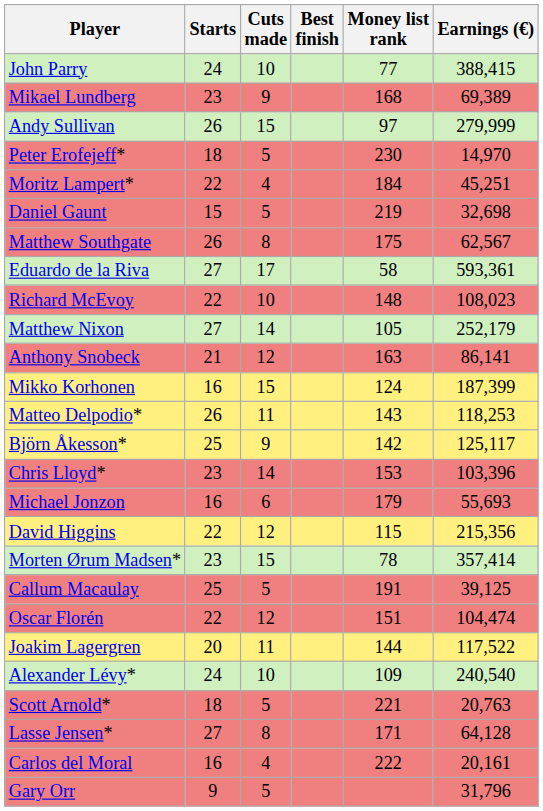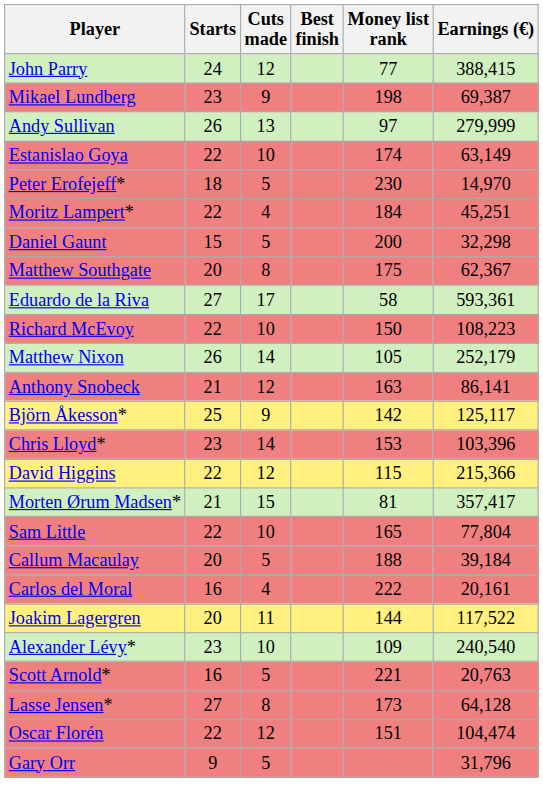(266, 68) 10 -> (266, 68) 12
(388, 97) 168 -> (388, 97) 198
(486, 97) 69,389 -> (486, 97) 69,387
(266, 126) 15 -> (266, 126) 13
+ row: (68, 155)
(388, 213) 219 -> (388, 241) 200
(486, 213) 32,698 -> (486, 241) 32,298
(213, 241) 26 -> (213, 270) 20
(486, 241) 62,567 -> (486, 270) 62,367
(388, 299) 148 -> (388, 328) 150
(486, 299) 108,023 -> (486, 328) 108,223
(213, 328) 27 -> (213, 357) 26
- row: (72, 386)
- row: (75, 415)
- row: (67, 502)
(486, 531) 215,356 -> (486, 473) 215,366
(213, 560) 23 -> (213, 502) 21
(388, 560) 78 -> (388, 502) 81
(486, 560) 357,414 -> (486, 502) 357,417
+ row: (47, 531)
(213, 589) 25 -> (213, 560) 20
(388, 589) 191 -> (388, 560) 188
(486, 589) 39,125 -> (486, 560) 39,184
rows swapped: (56, 618) <-> (71, 762)
(213, 675) 24 -> (213, 646) 23
(213, 704) 18 -> (213, 675) 16
(388, 733) 171 -> (388, 704) 173
